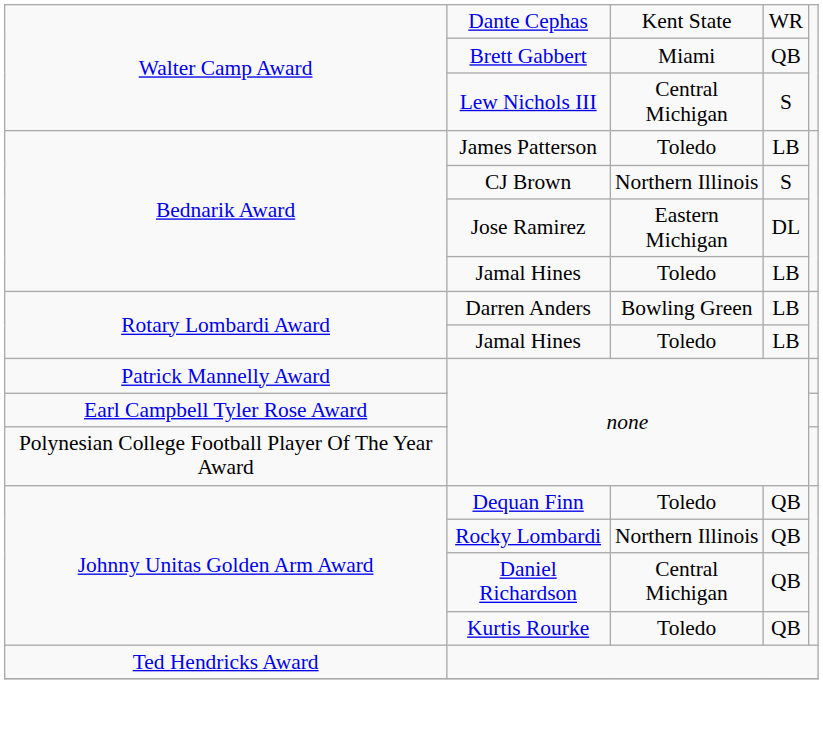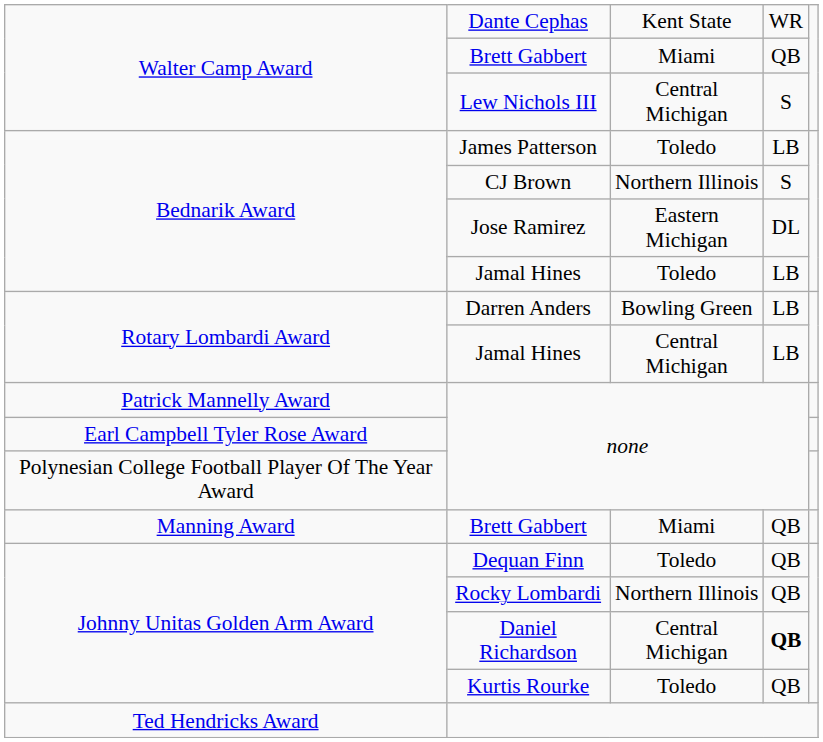(687, 341) Toledo -> (687, 353) Central Michigan
+ row: (226, 526)
(786, 581) normal -> (786, 640) bold
